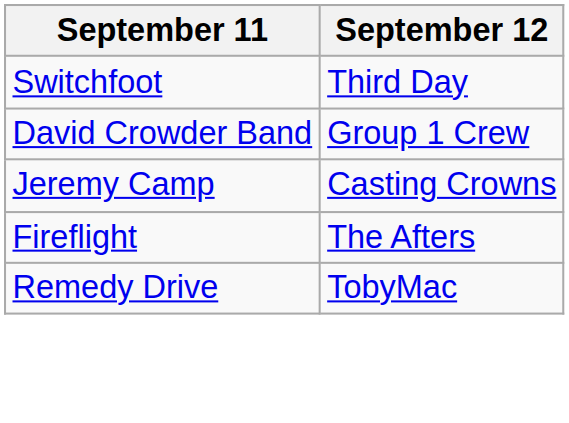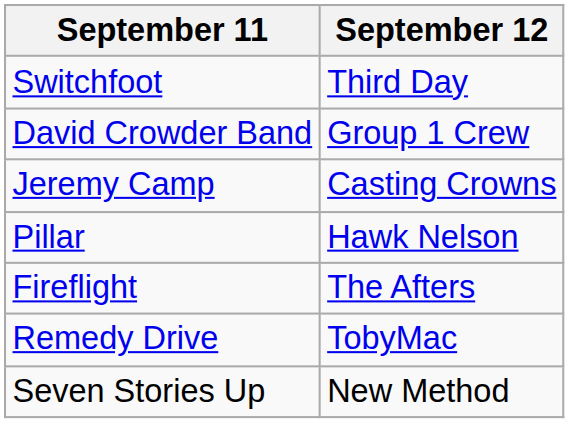+ row: (49, 236)
+ row: (139, 390)
